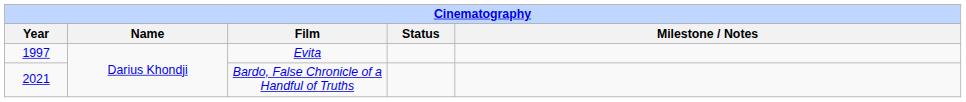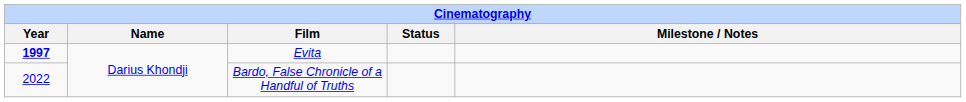(36, 53) normal -> (36, 53) bold
(36, 79) 2021 -> (36, 79) 2022
